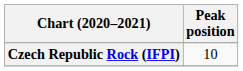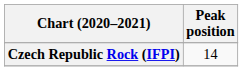(210, 54) 10 -> (210, 54) 14
